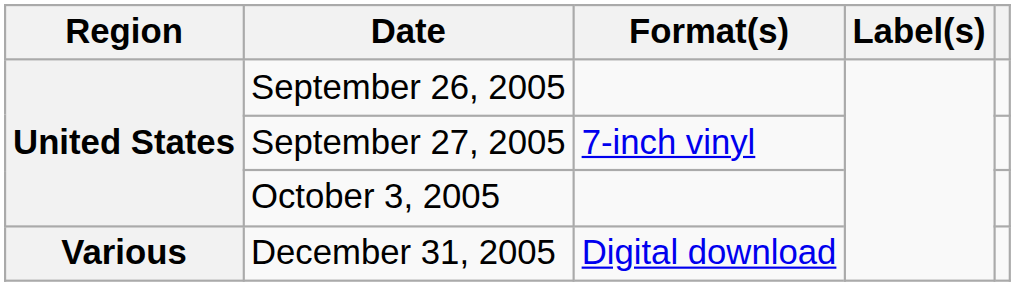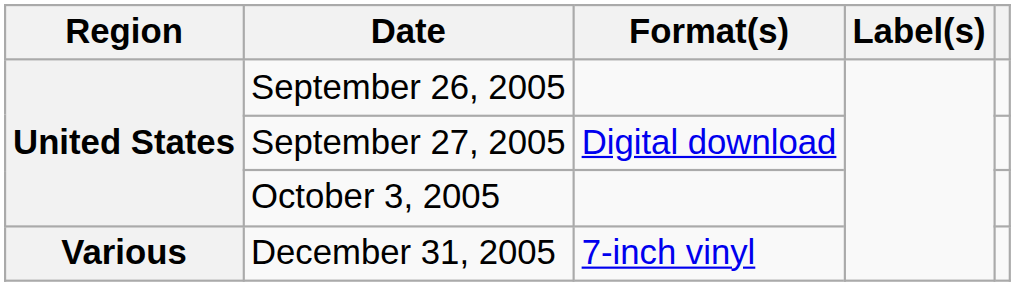(668, 142) 7-inch vinyl -> (709, 142) Digital download
(709, 252) Digital download -> (668, 252) 7-inch vinyl
